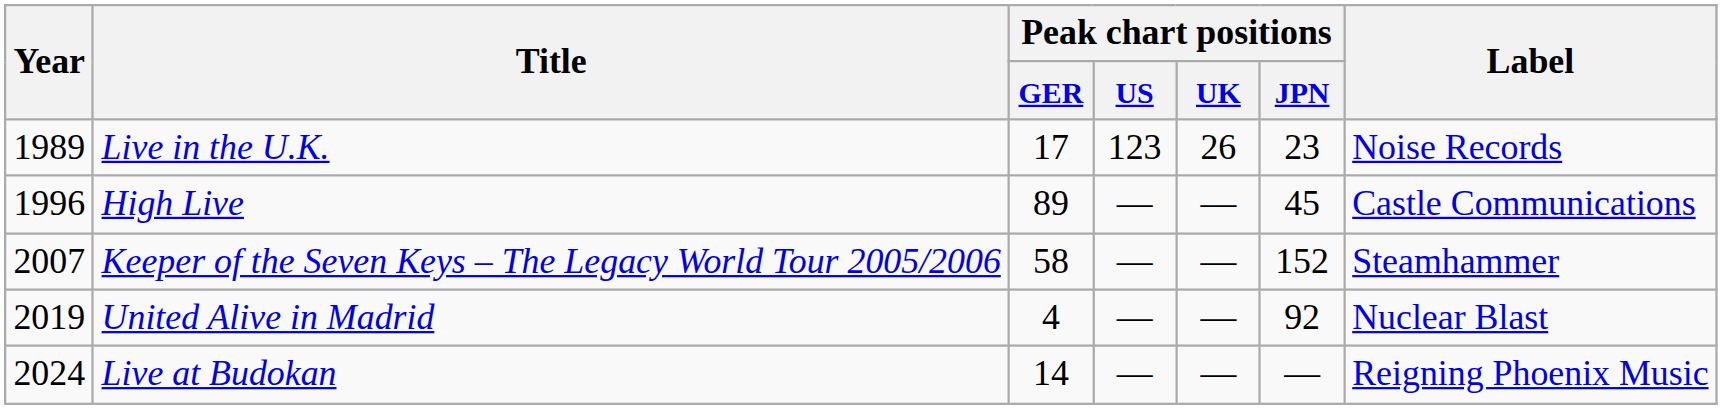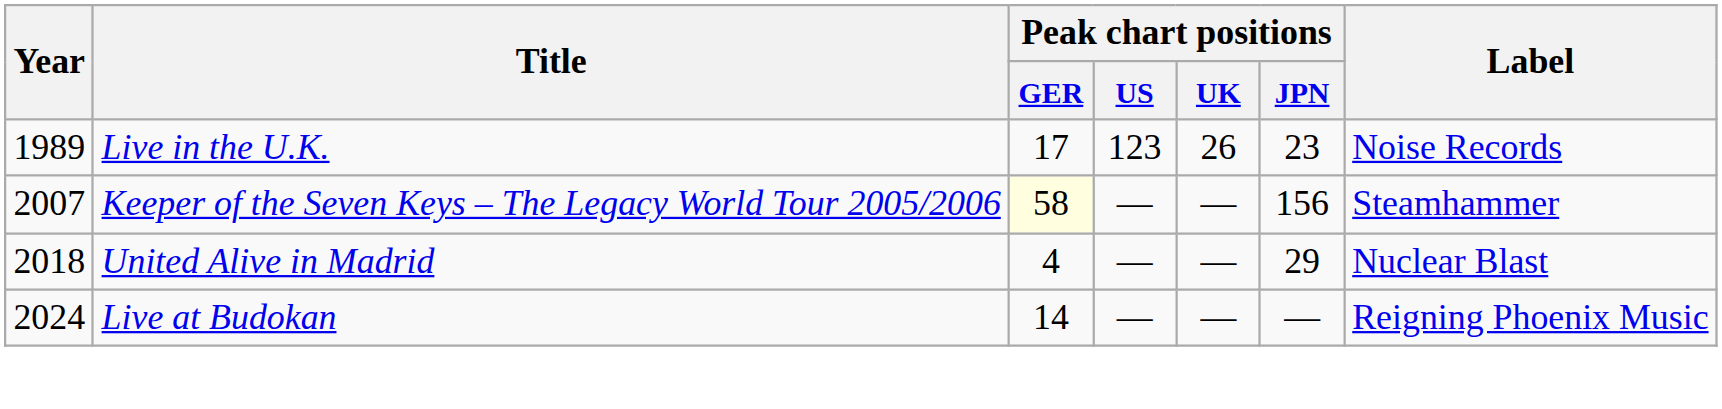- row: (173, 203)
(1051, 260) no background -> (1051, 203) lightyellow background
(1302, 260) 152 -> (1302, 203) 156
(49, 317) 2019 -> (49, 260) 2018
(1302, 317) 92 -> (1302, 260) 29
